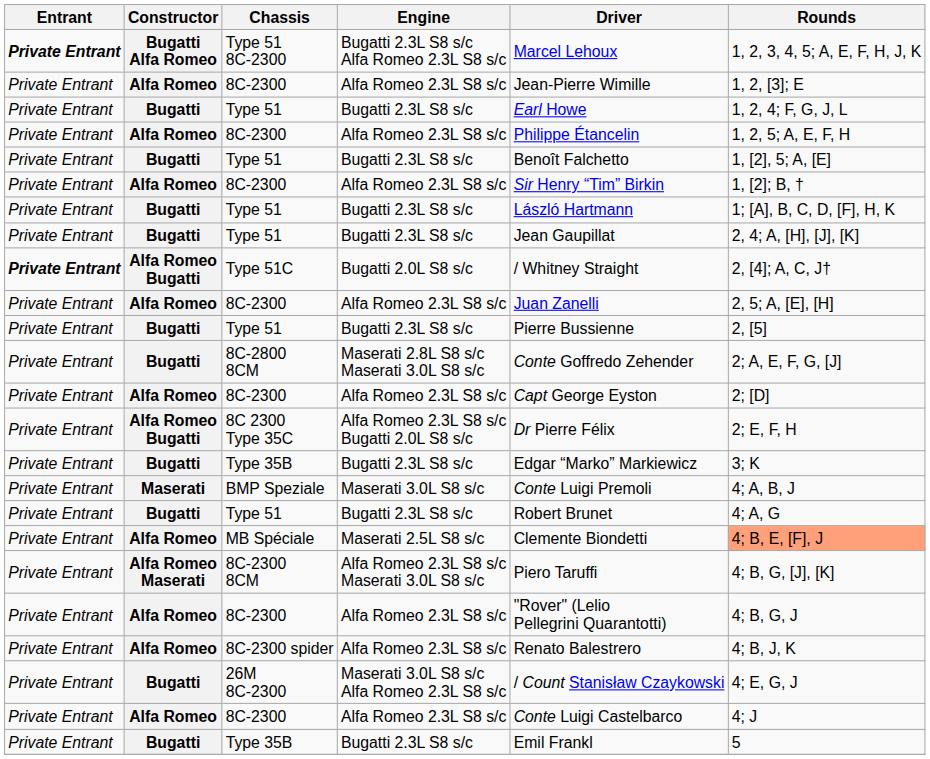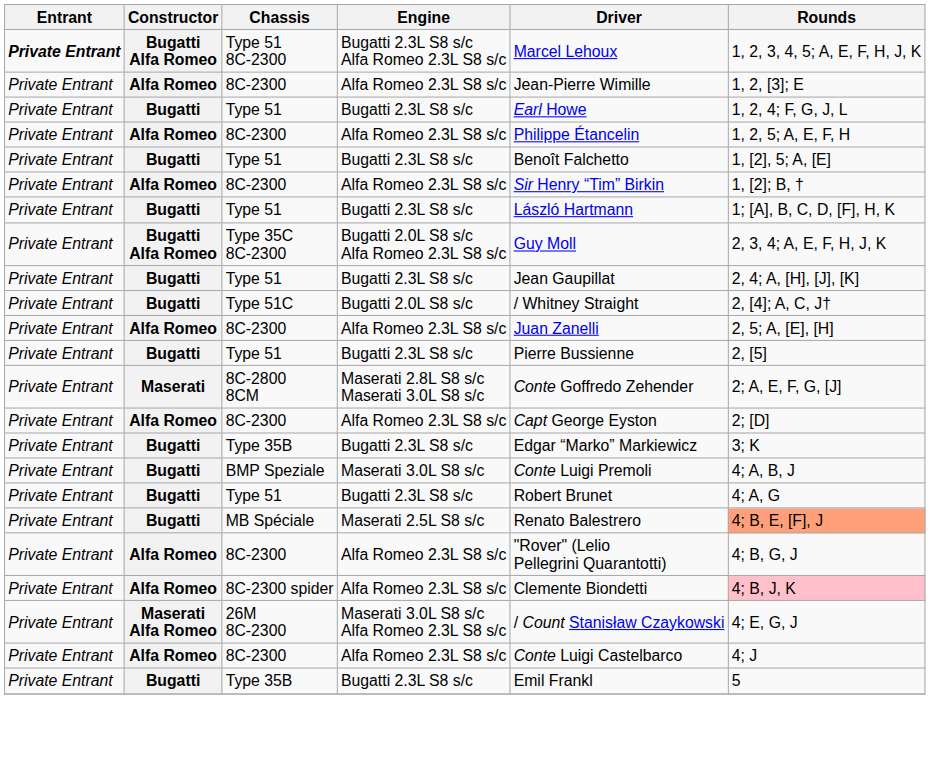+ row: (259, 244)
(64, 269) bold -> (60, 303) normal
(173, 269) Alfa Romeo Bugatti -> (173, 303) Bugatti
(173, 362) Bugatti -> (173, 387) Maserati
- row: (259, 429)
(173, 488) Maserati -> (173, 471) Bugatti
(173, 538) Alfa Romeo -> (173, 521) Bugatti
(580, 538) Clemente Biondetti -> (577, 521) Renato Balestrero
- row: (256, 572)
(577, 649) Renato Balestrero -> (580, 588) Clemente Biondetti
(764, 649) no background -> (764, 588) pink background
(173, 683) Bugatti -> (173, 622) Maserati Alfa Romeo
